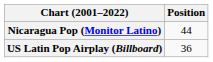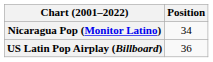(186, 30) 44 -> (186, 30) 34
